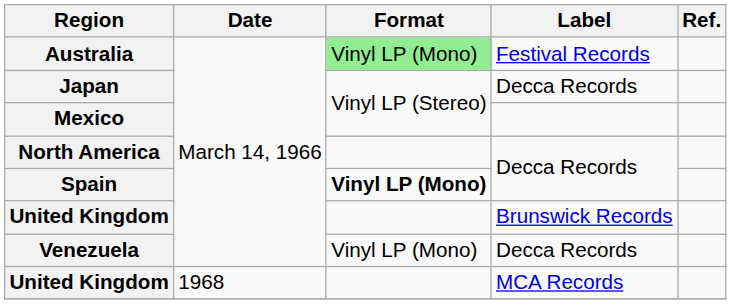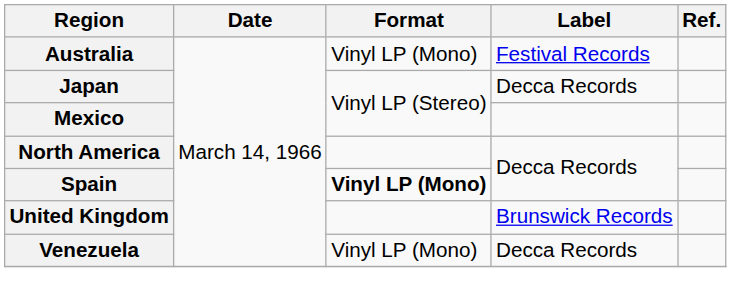(404, 53) lightgreen background -> (404, 53) no background
- row: (89, 282)
